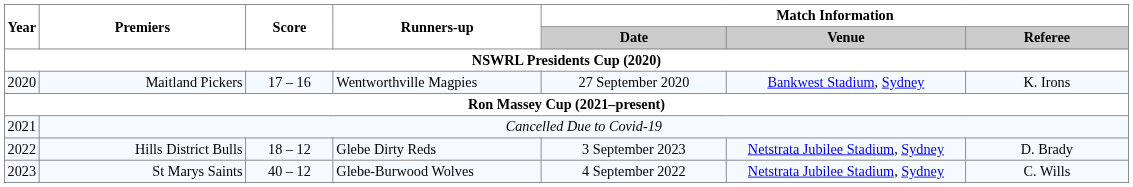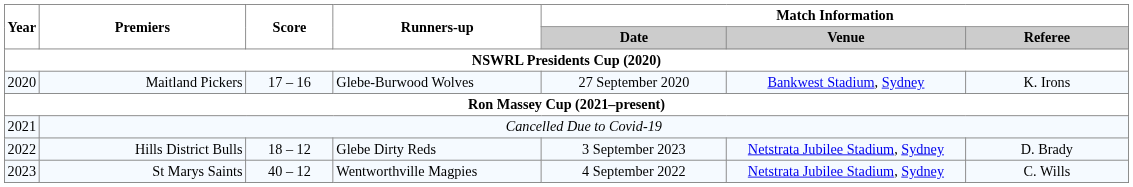(407, 82) Wentworthville Magpies -> (405, 82) Glebe-Burwood Wolves
(405, 171) Glebe-Burwood Wolves -> (407, 171) Wentworthville Magpies
